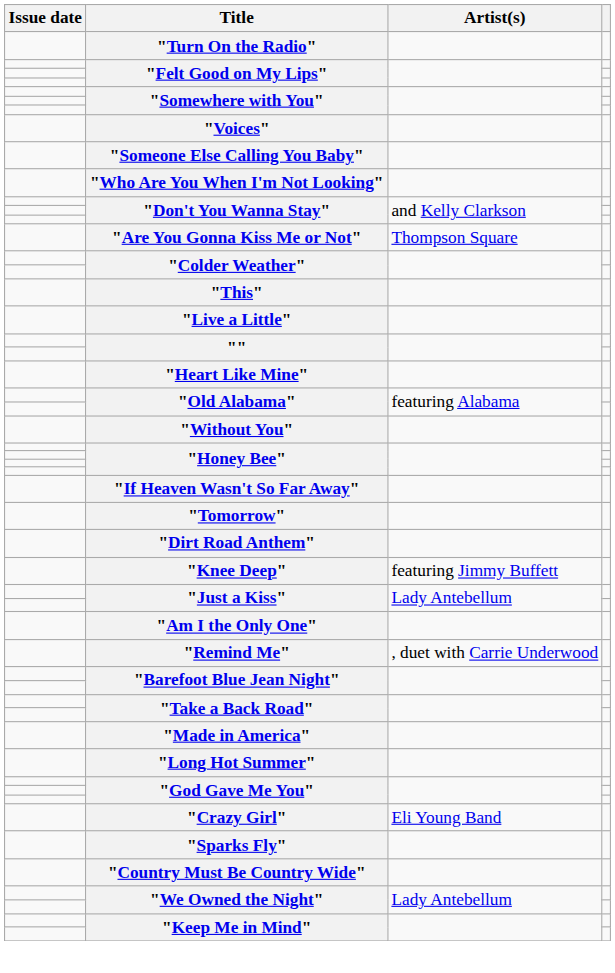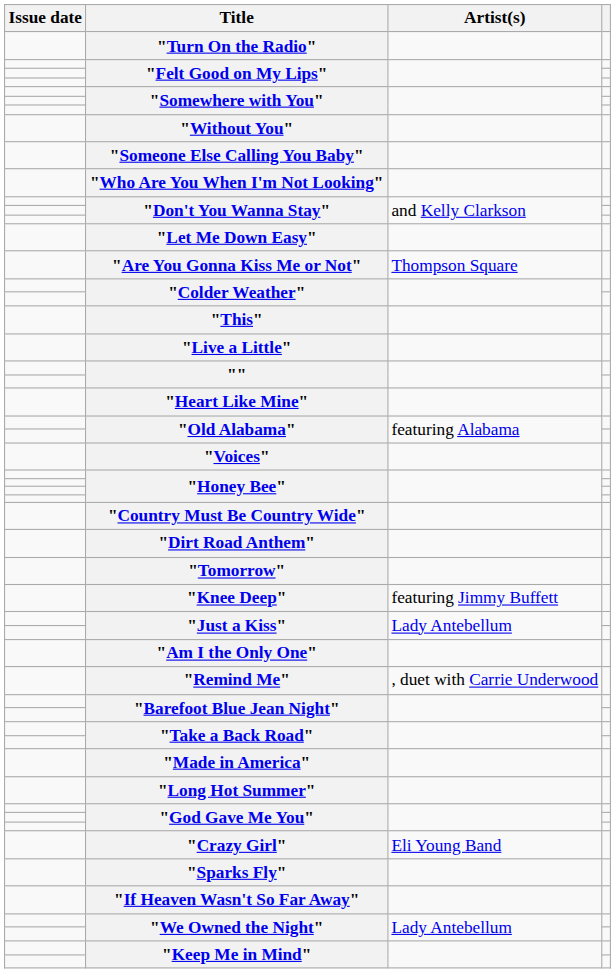rows swapped: (237, 127) <-> (237, 429)
+ row: (237, 237)
rows swapped: (237, 488) <-> (237, 872)
rows swapped: (237, 543) <-> (237, 515)
